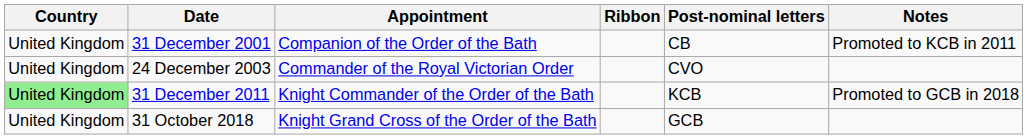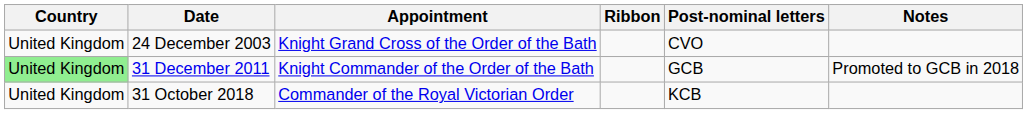- row: (201, 43)
(426, 69) Commander of the Royal Victorian Order -> (437, 43) Knight Grand Cross of the Order of the Bath
(685, 95) KCB -> (686, 69) GCB
(437, 120) Knight Grand Cross of the Order of the Bath -> (426, 95) Commander of the Royal Victorian Order
(686, 120) GCB -> (685, 95) KCB
